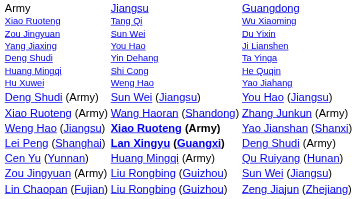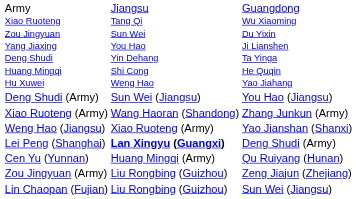(166, 128) bold -> (162, 128) normal
(287, 174) Sun Wei (Jiangsu) -> (297, 174) Zeng Jiajun (Zhejiang)
(297, 189) Zeng Jiajun (Zhejiang) -> (287, 189) Sun Wei (Jiangsu)
